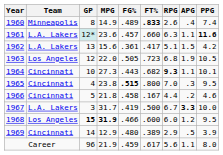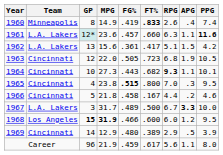(129, 23) .489 -> (129, 23) .419
(53, 59) Los Angeles -> (51, 59) Cincinnati
(129, 108) .419 -> (129, 108) .489
